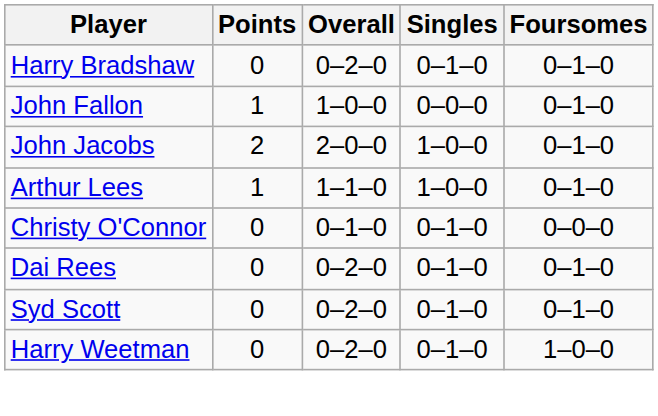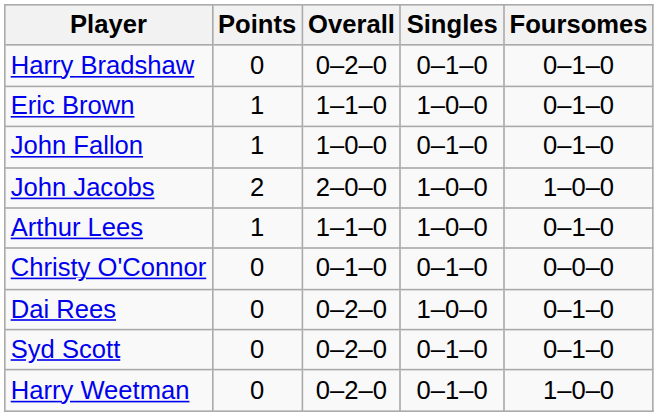+ row: (73, 106)
(452, 106) 0–0–0 -> (452, 146) 0–1–0
(579, 146) 0–1–0 -> (579, 187) 1–0–0
(452, 268) 0–1–0 -> (452, 308) 1–0–0
